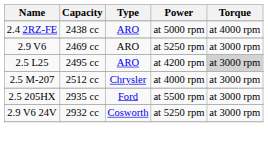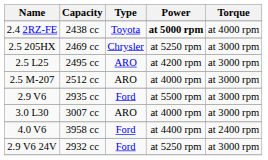(128, 29) ARO -> (126, 29) Toyota
(179, 29) normal -> (176, 29) bold
(32, 46) 2.9 V6 -> (32, 46) 2.5 205HX
(128, 46) ARO -> (126, 46) Chrysler
(235, 63) lightgrey background -> (234, 63) no background
(128, 79) Chrysler -> (126, 79) ARO
(32, 96) 2.5 205HX -> (32, 96) 2.9 V6
+ row: (82, 113)
+ row: (82, 130)
(128, 113) Cosworth -> (126, 146) Ford
